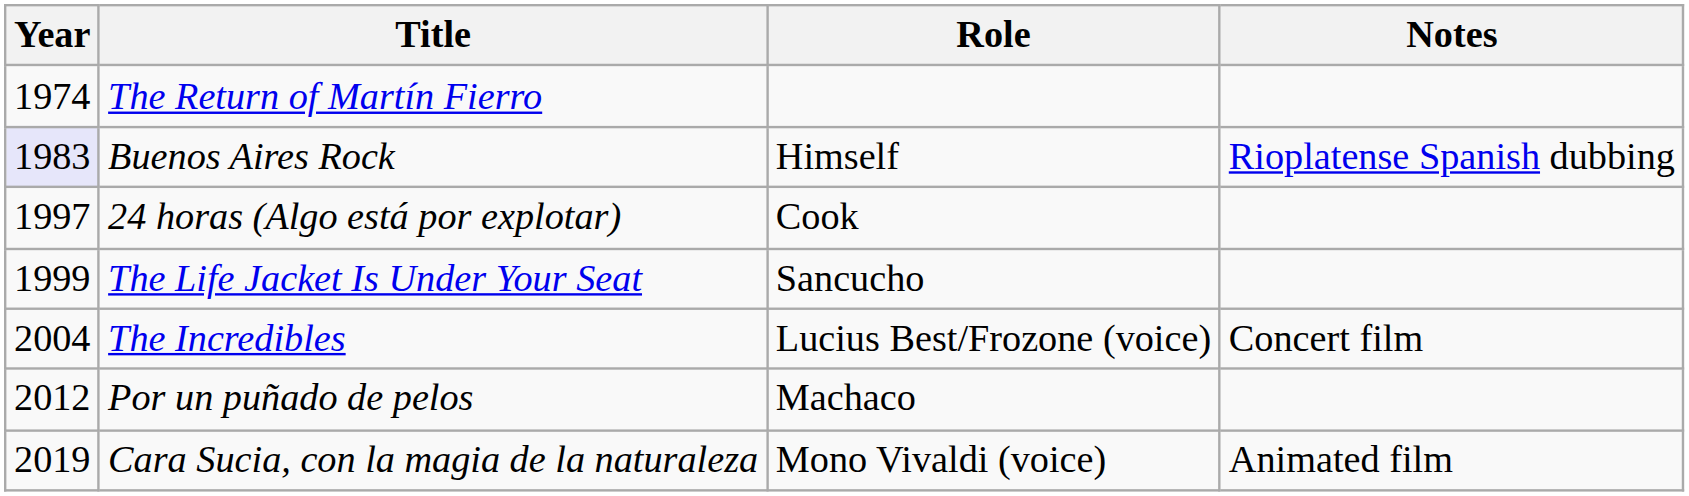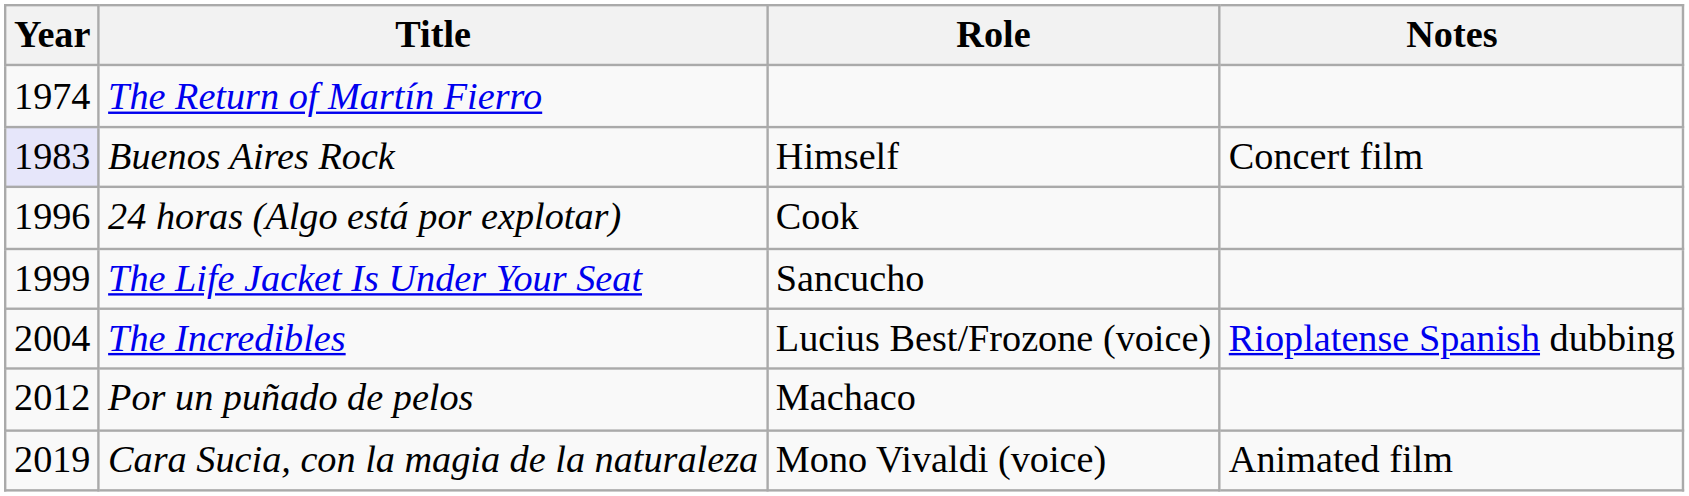(1452, 156) Rioplatense Spanish dubbing -> (1326, 156) Concert film
(52, 216) 1997 -> (52, 216) 1996
(1326, 338) Concert film -> (1452, 338) Rioplatense Spanish dubbing
